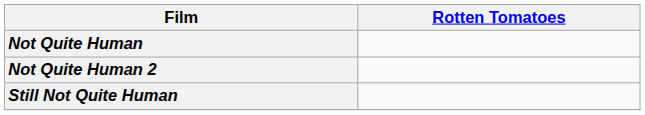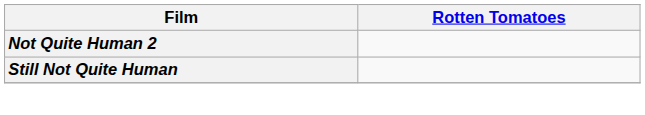- row: (76, 43)
